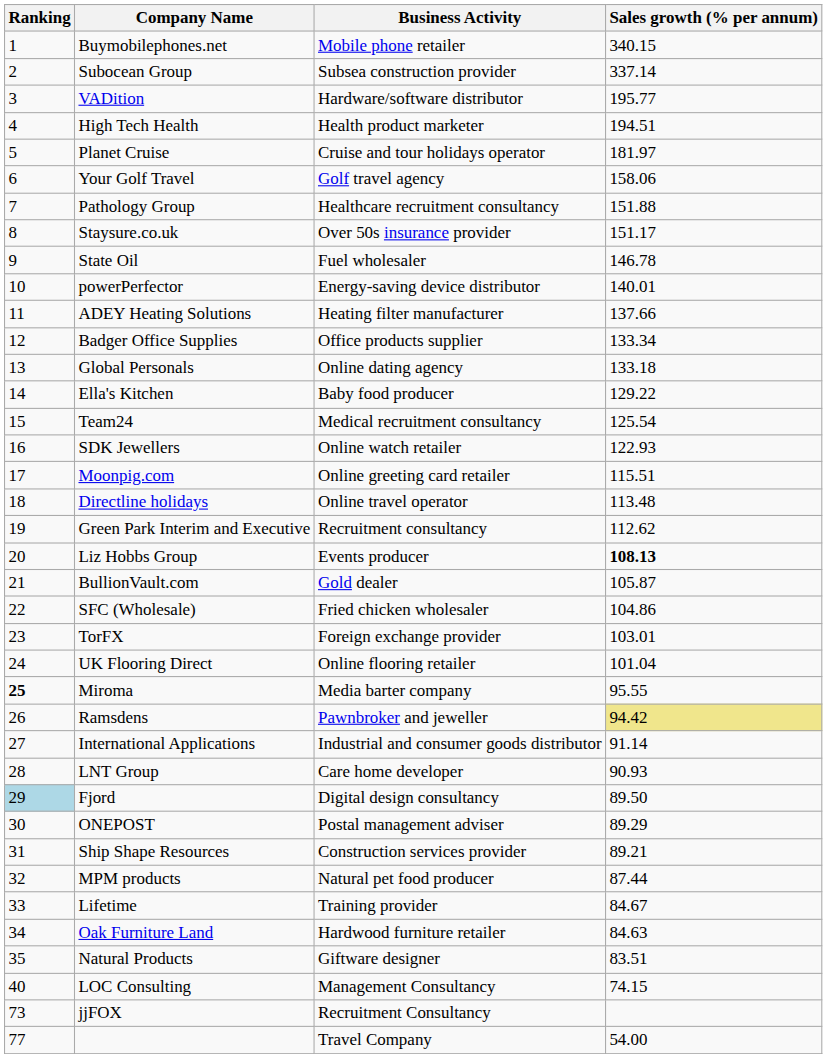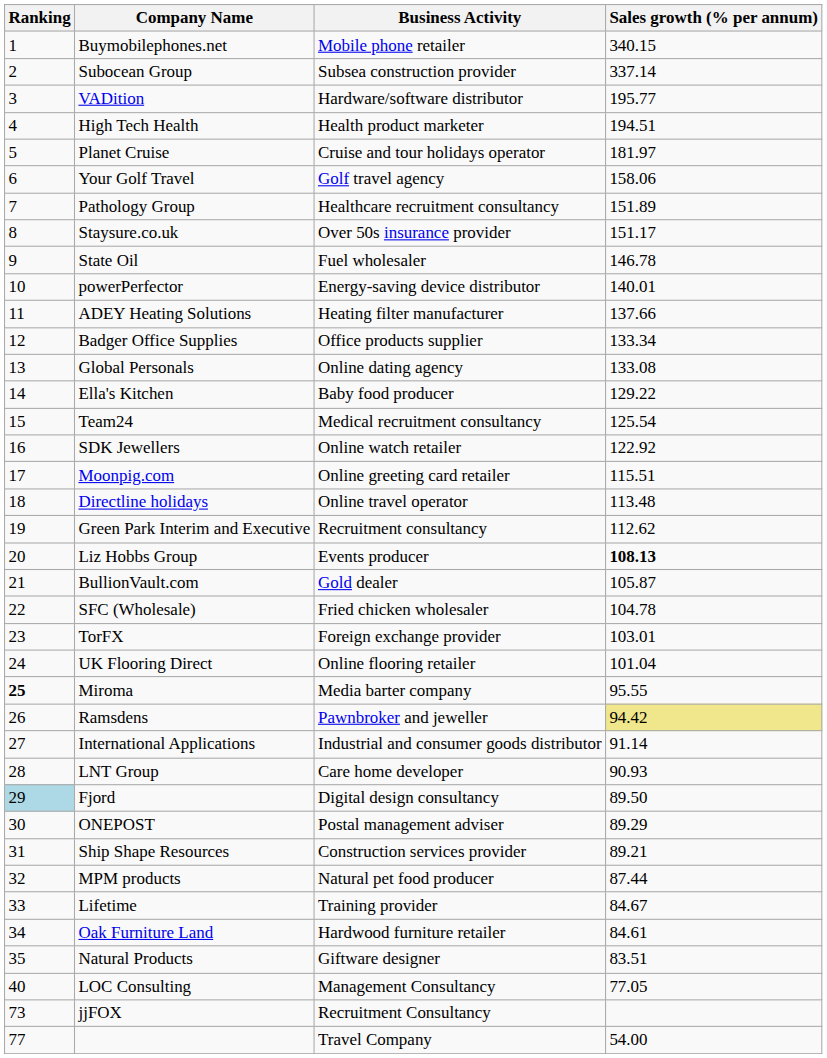(633, 206) 151.88 -> (633, 206) 151.89
(633, 367) 133.18 -> (633, 367) 133.08
(633, 448) 122.93 -> (633, 448) 122.92
(633, 609) 104.86 -> (633, 609) 104.78
(628, 932) 84.63 -> (628, 932) 84.61
(628, 986) 74.15 -> (628, 986) 77.05
